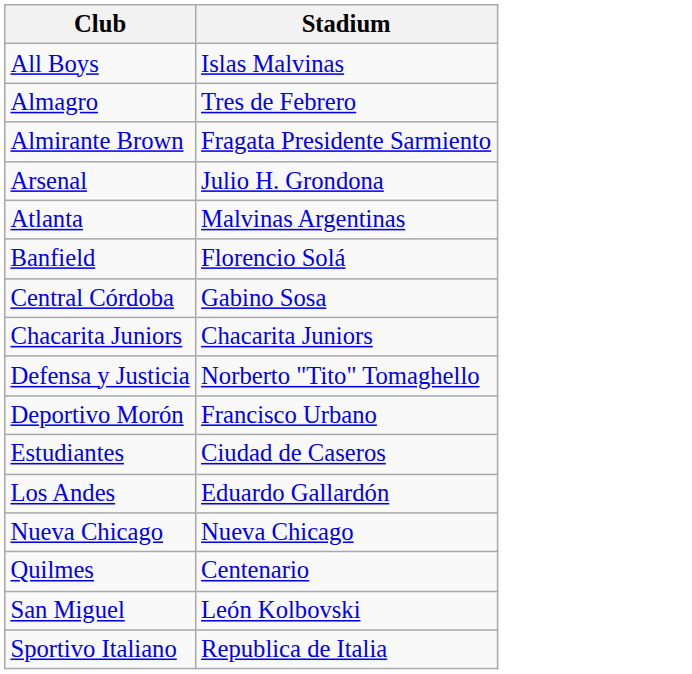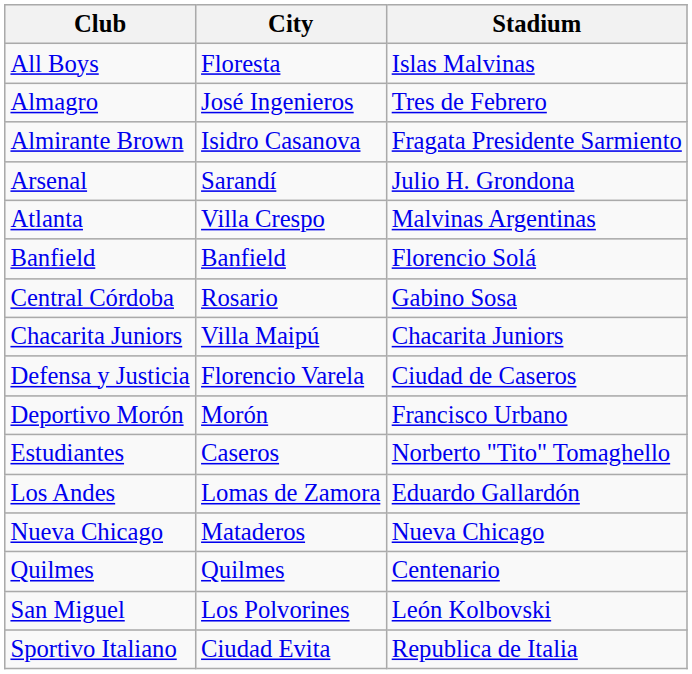+ column: (291, 24)
(340, 375) Norberto "Tito" Tomaghello -> (484, 375) Ciudad de Caseros
(293, 453) Ciudad de Caseros -> (531, 453) Norberto "Tito" Tomaghello
